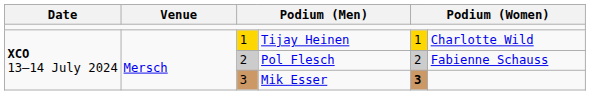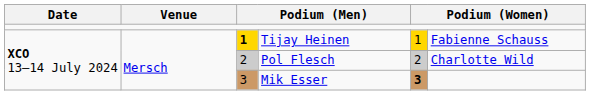(243, 40) normal -> (243, 40) bold
(482, 40) Charlotte Wild -> (490, 40) Fabienne Schauss
(490, 60) Fabienne Schauss -> (482, 60) Charlotte Wild
